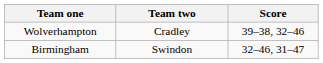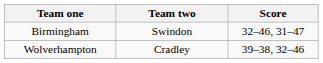rows swapped: (60, 49) <-> (60, 31)
